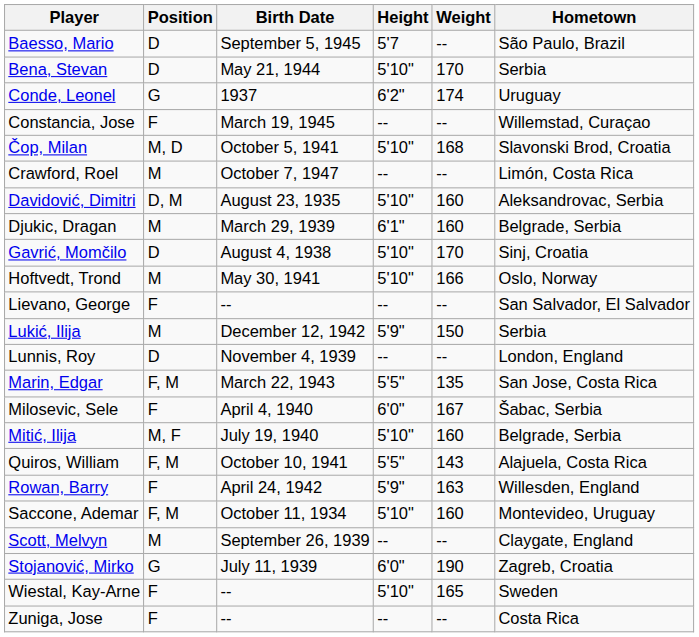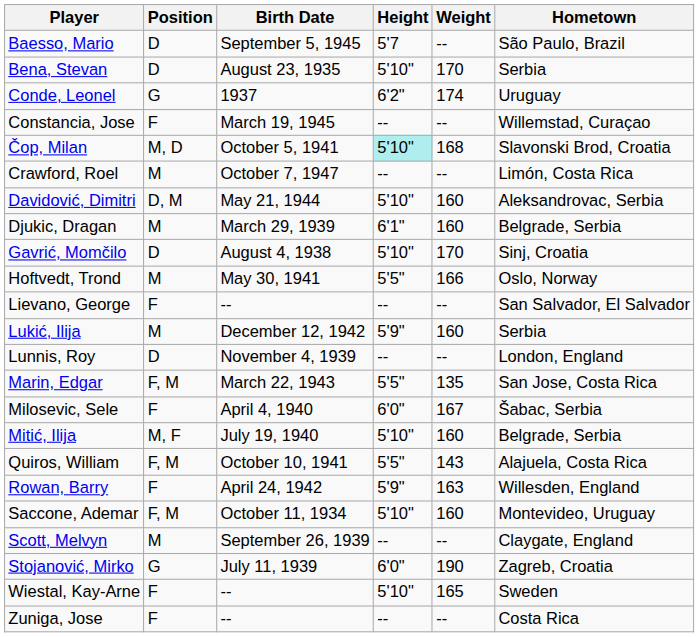(270, 69) May 21, 1944 -> (280, 69) August 23, 1935
(396, 148) no background -> (396, 148) paleturquoise background
(280, 200) August 23, 1935 -> (270, 200) May 21, 1944
(396, 278) 5'10" -> (391, 278) 5'5"
(450, 331) 150 -> (450, 331) 160
